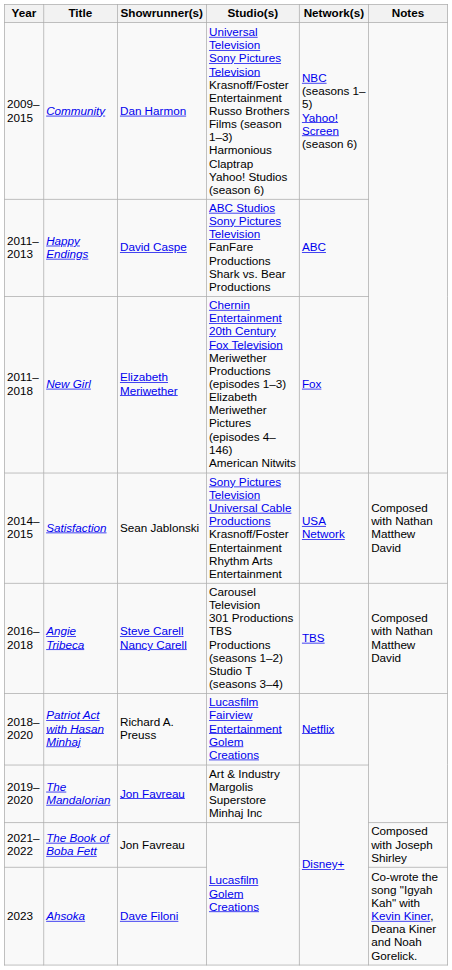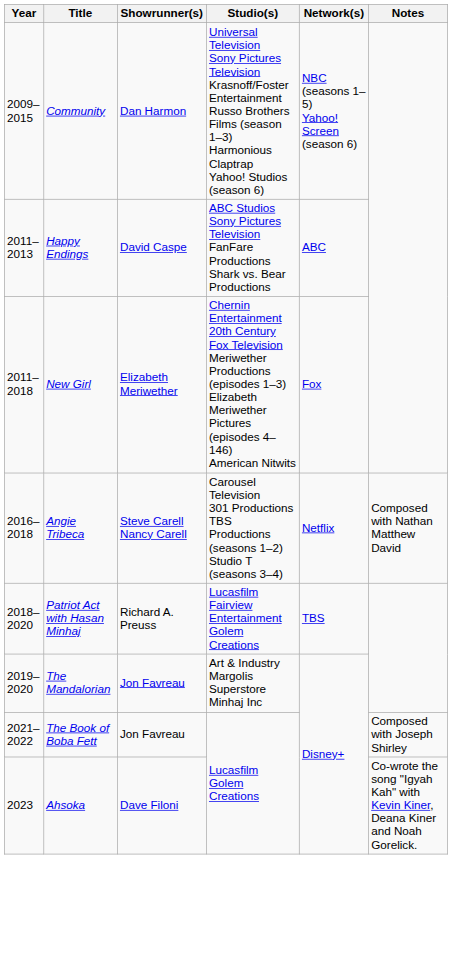- row: (76, 528)
(313, 638) TBS -> (318, 528) Netflix
(318, 729) Netflix -> (313, 618) TBS
